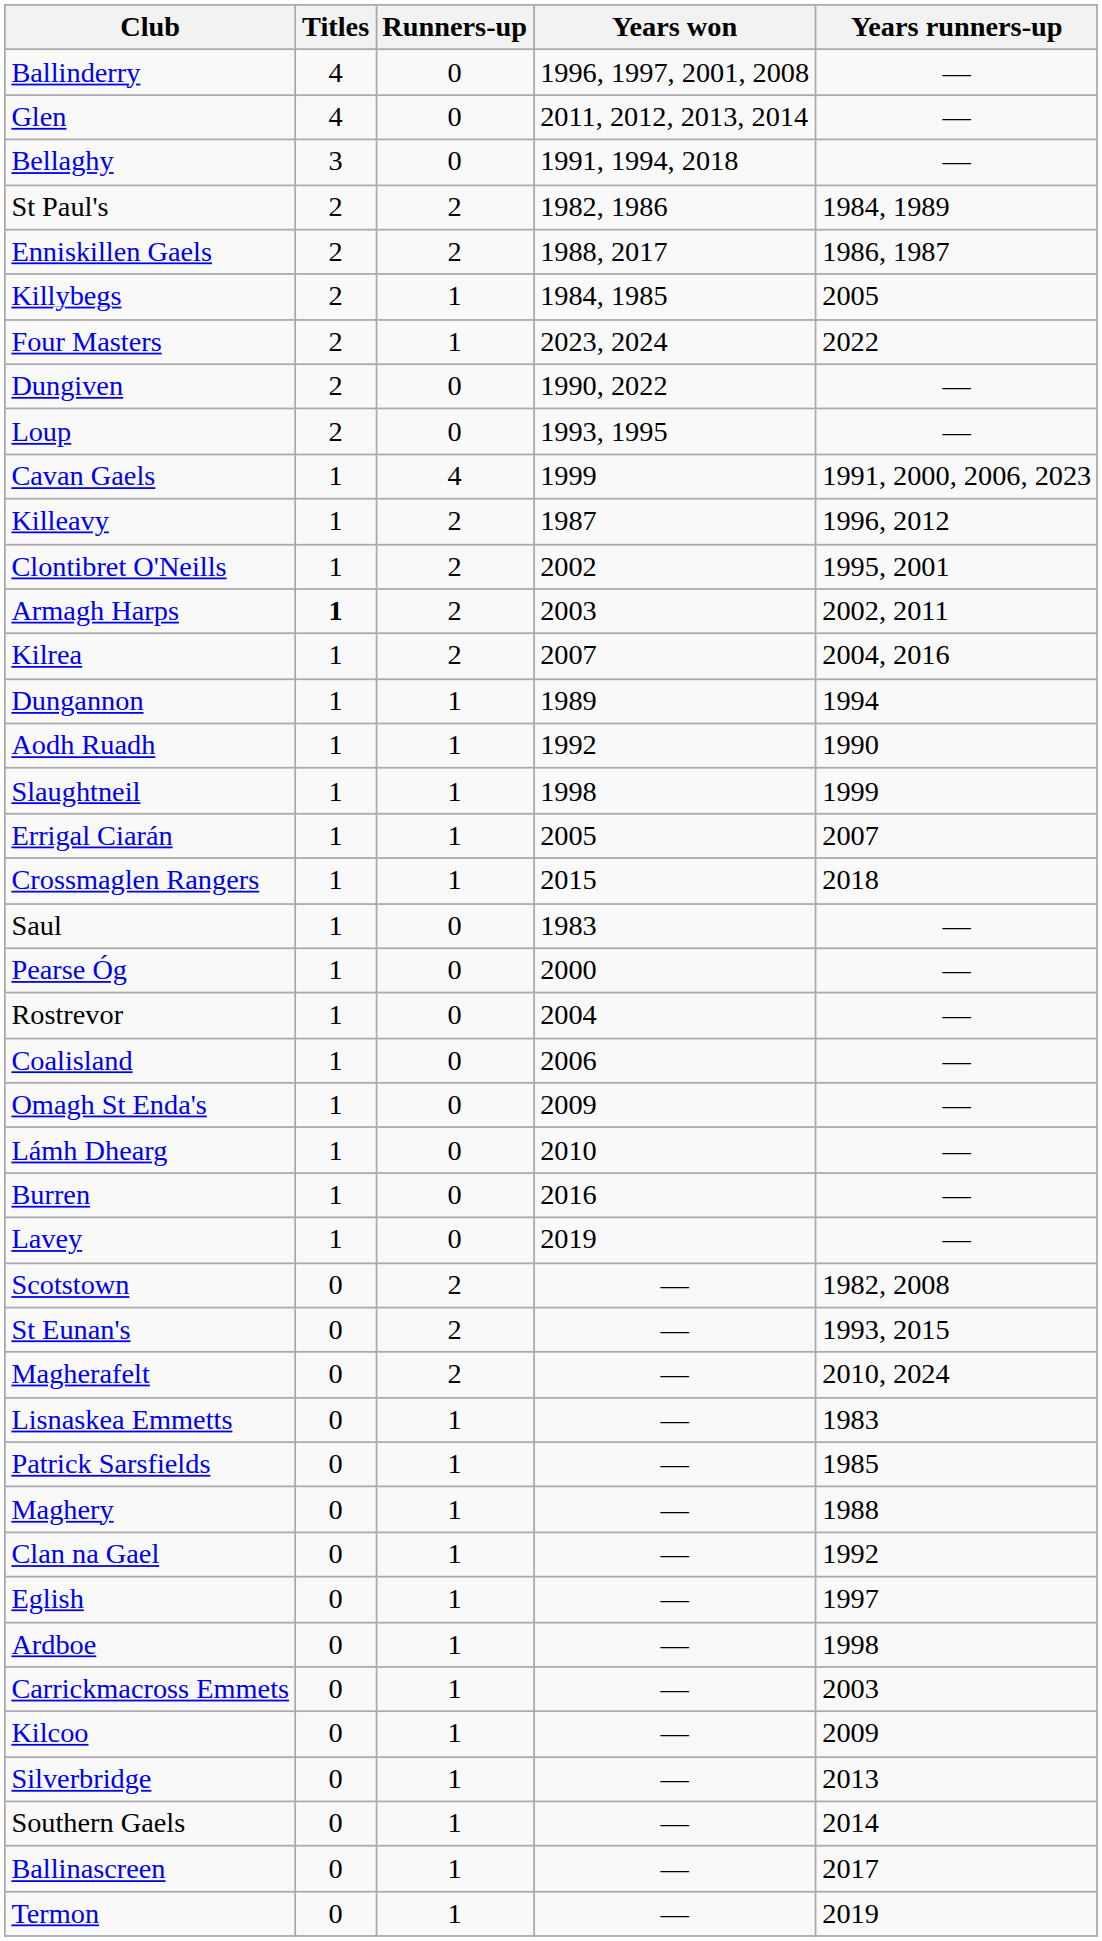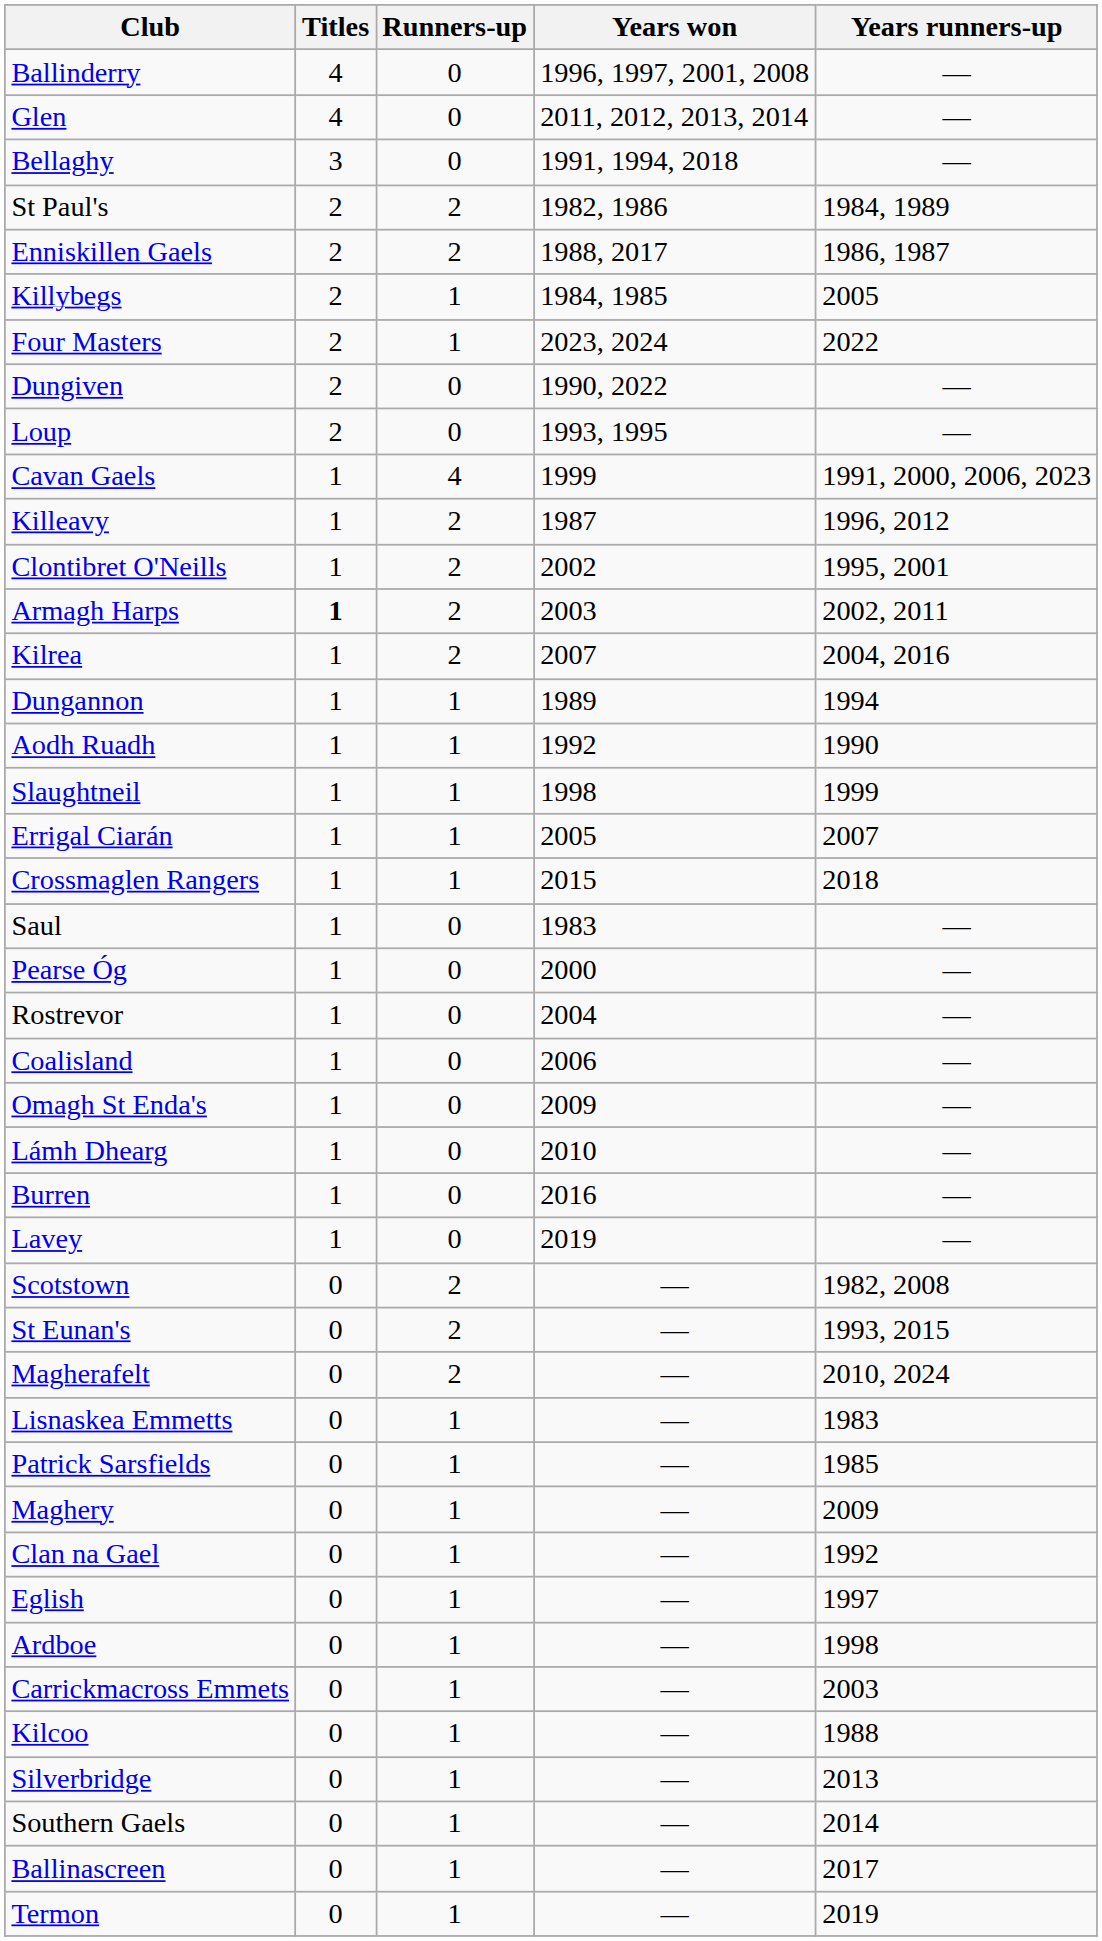(851, 1509) 1988 -> (851, 1509) 2009
(851, 1733) 2009 -> (851, 1733) 1988
